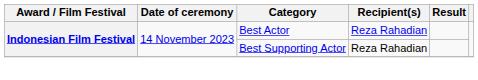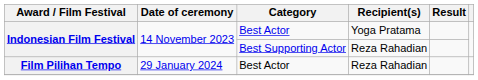(389, 30) Reza Rahadian -> (386, 30) Yoga Pratama
+ row: (71, 65)
